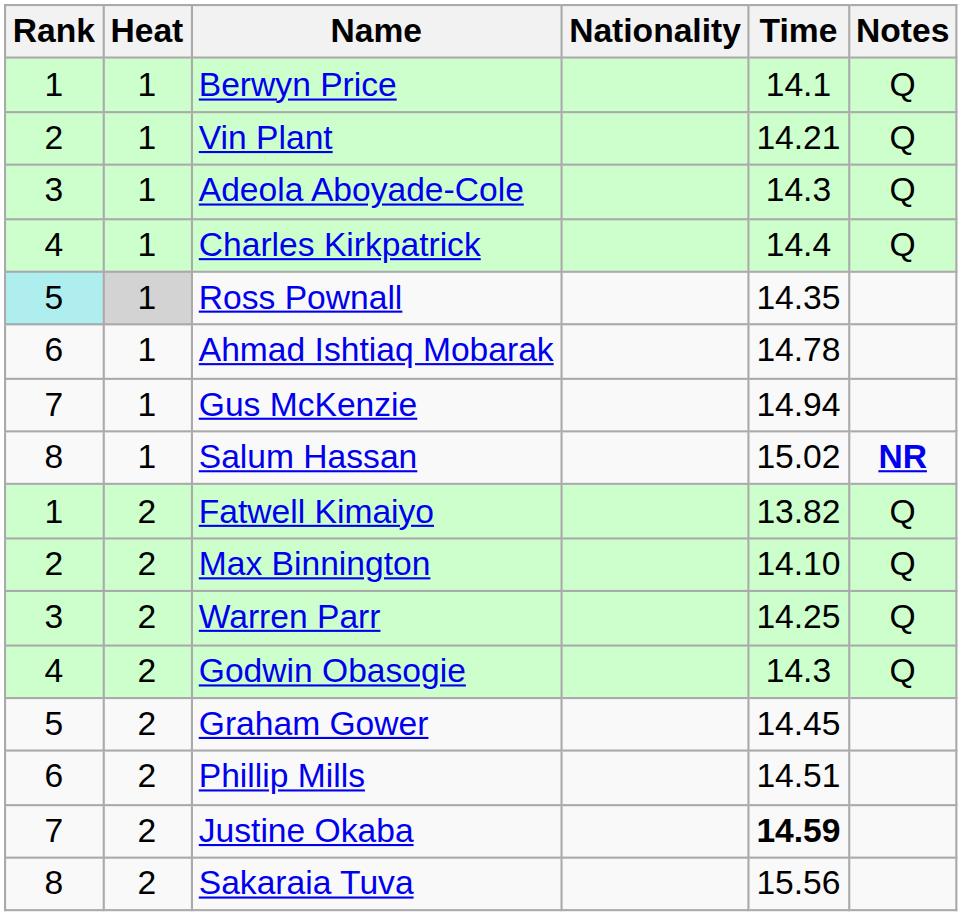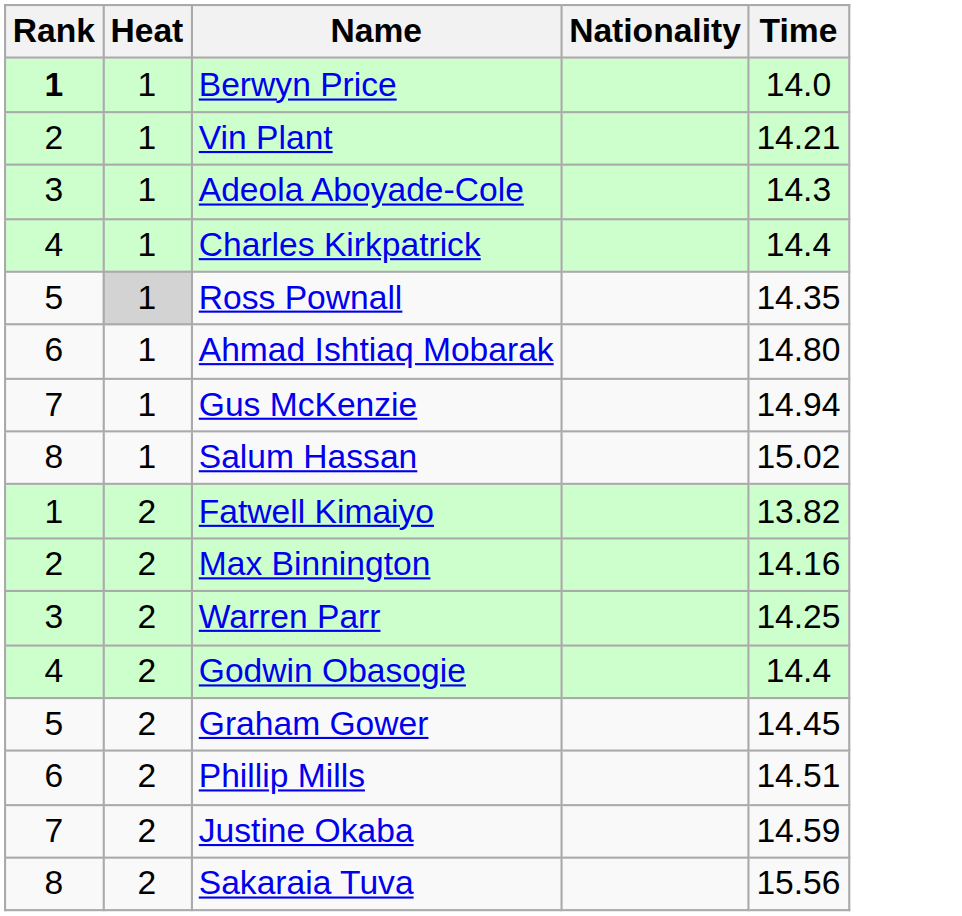- column: (903, 31)
(54, 84) normal -> (54, 84) bold
(798, 84) 14.1 -> (798, 84) 14.0
(54, 297) paleturquoise background -> (54, 297) no background
(798, 350) 14.78 -> (798, 350) 14.80
(798, 564) 14.10 -> (798, 564) 14.16
(798, 670) 14.3 -> (798, 670) 14.4
(798, 830) bold -> (798, 830) normal
